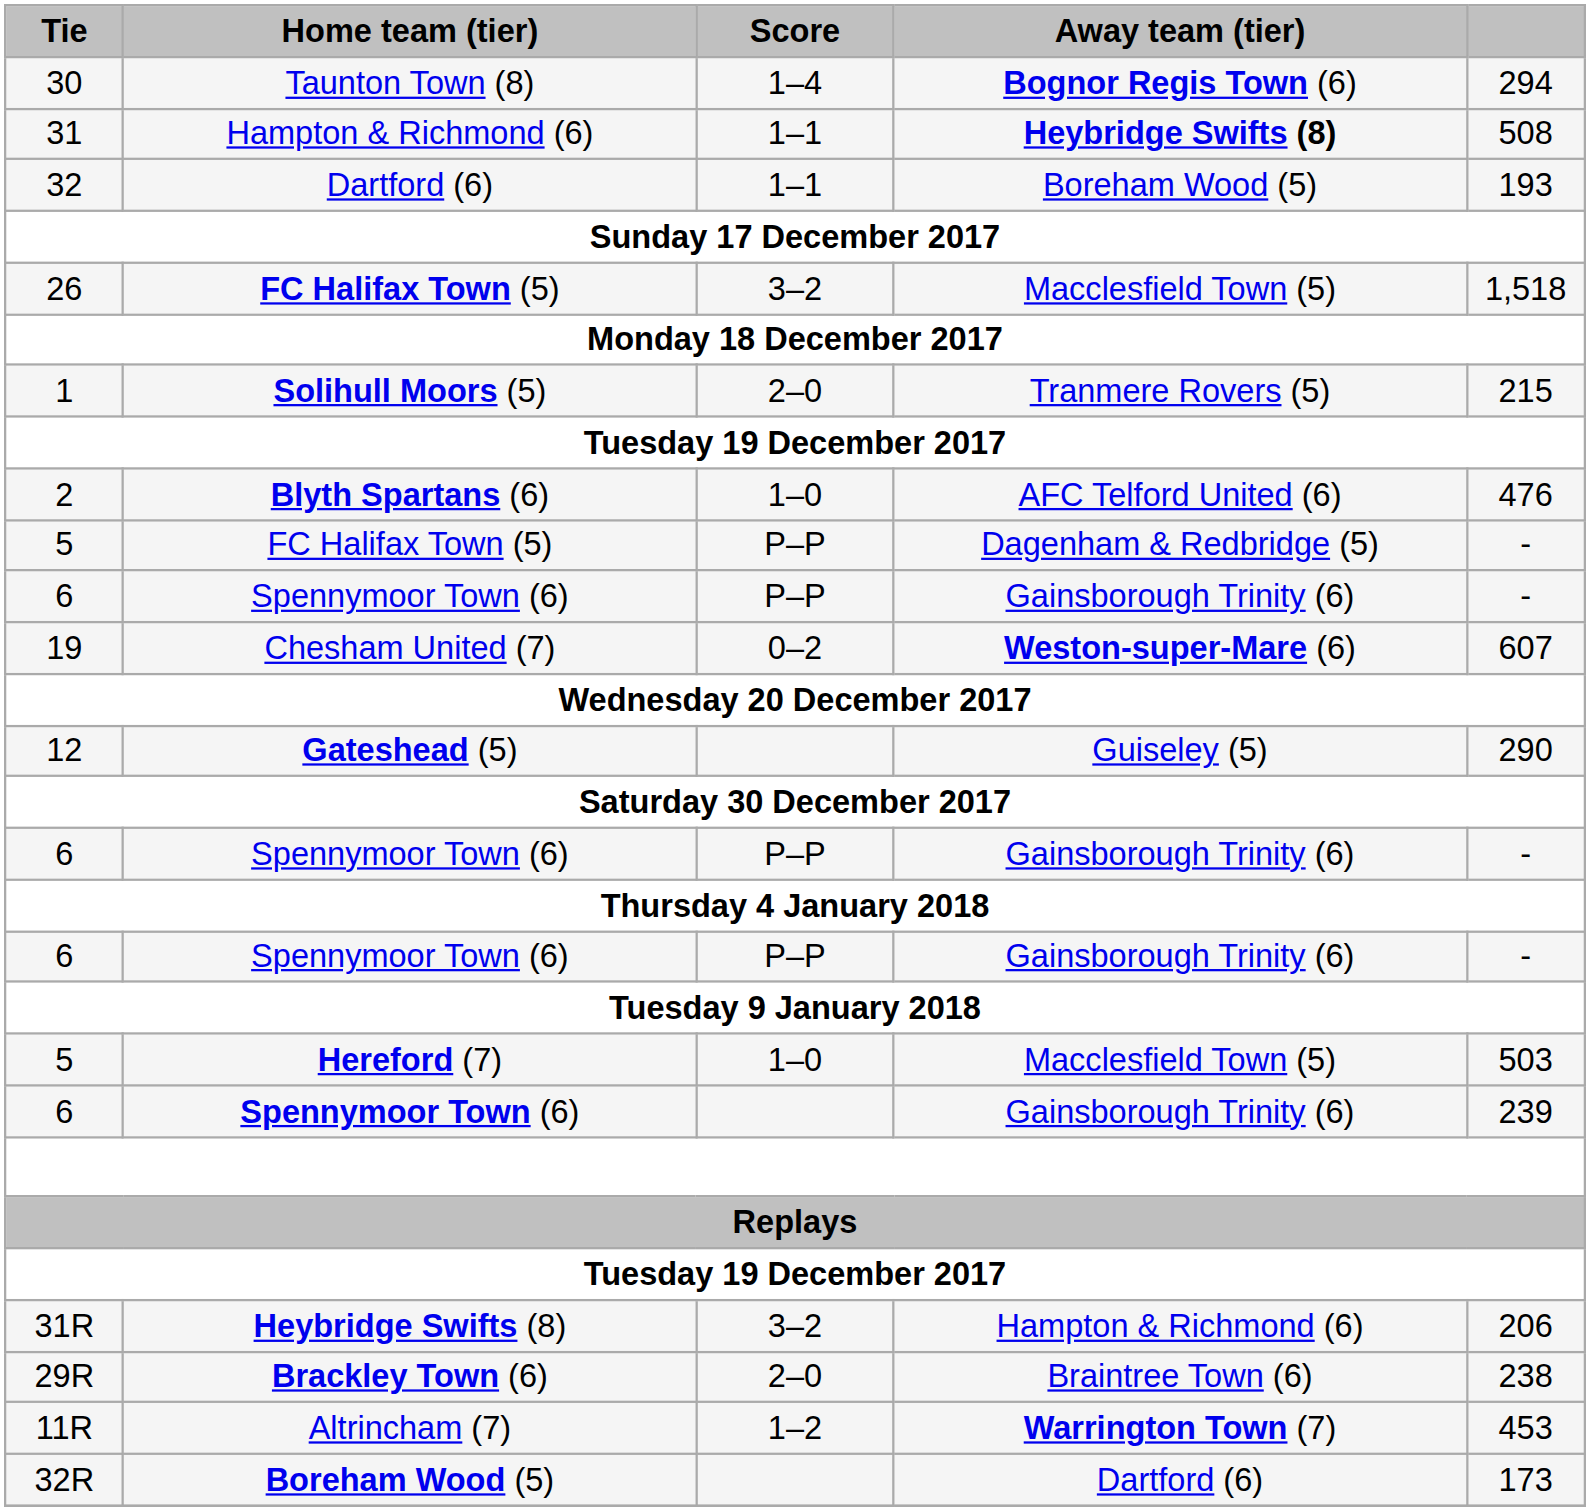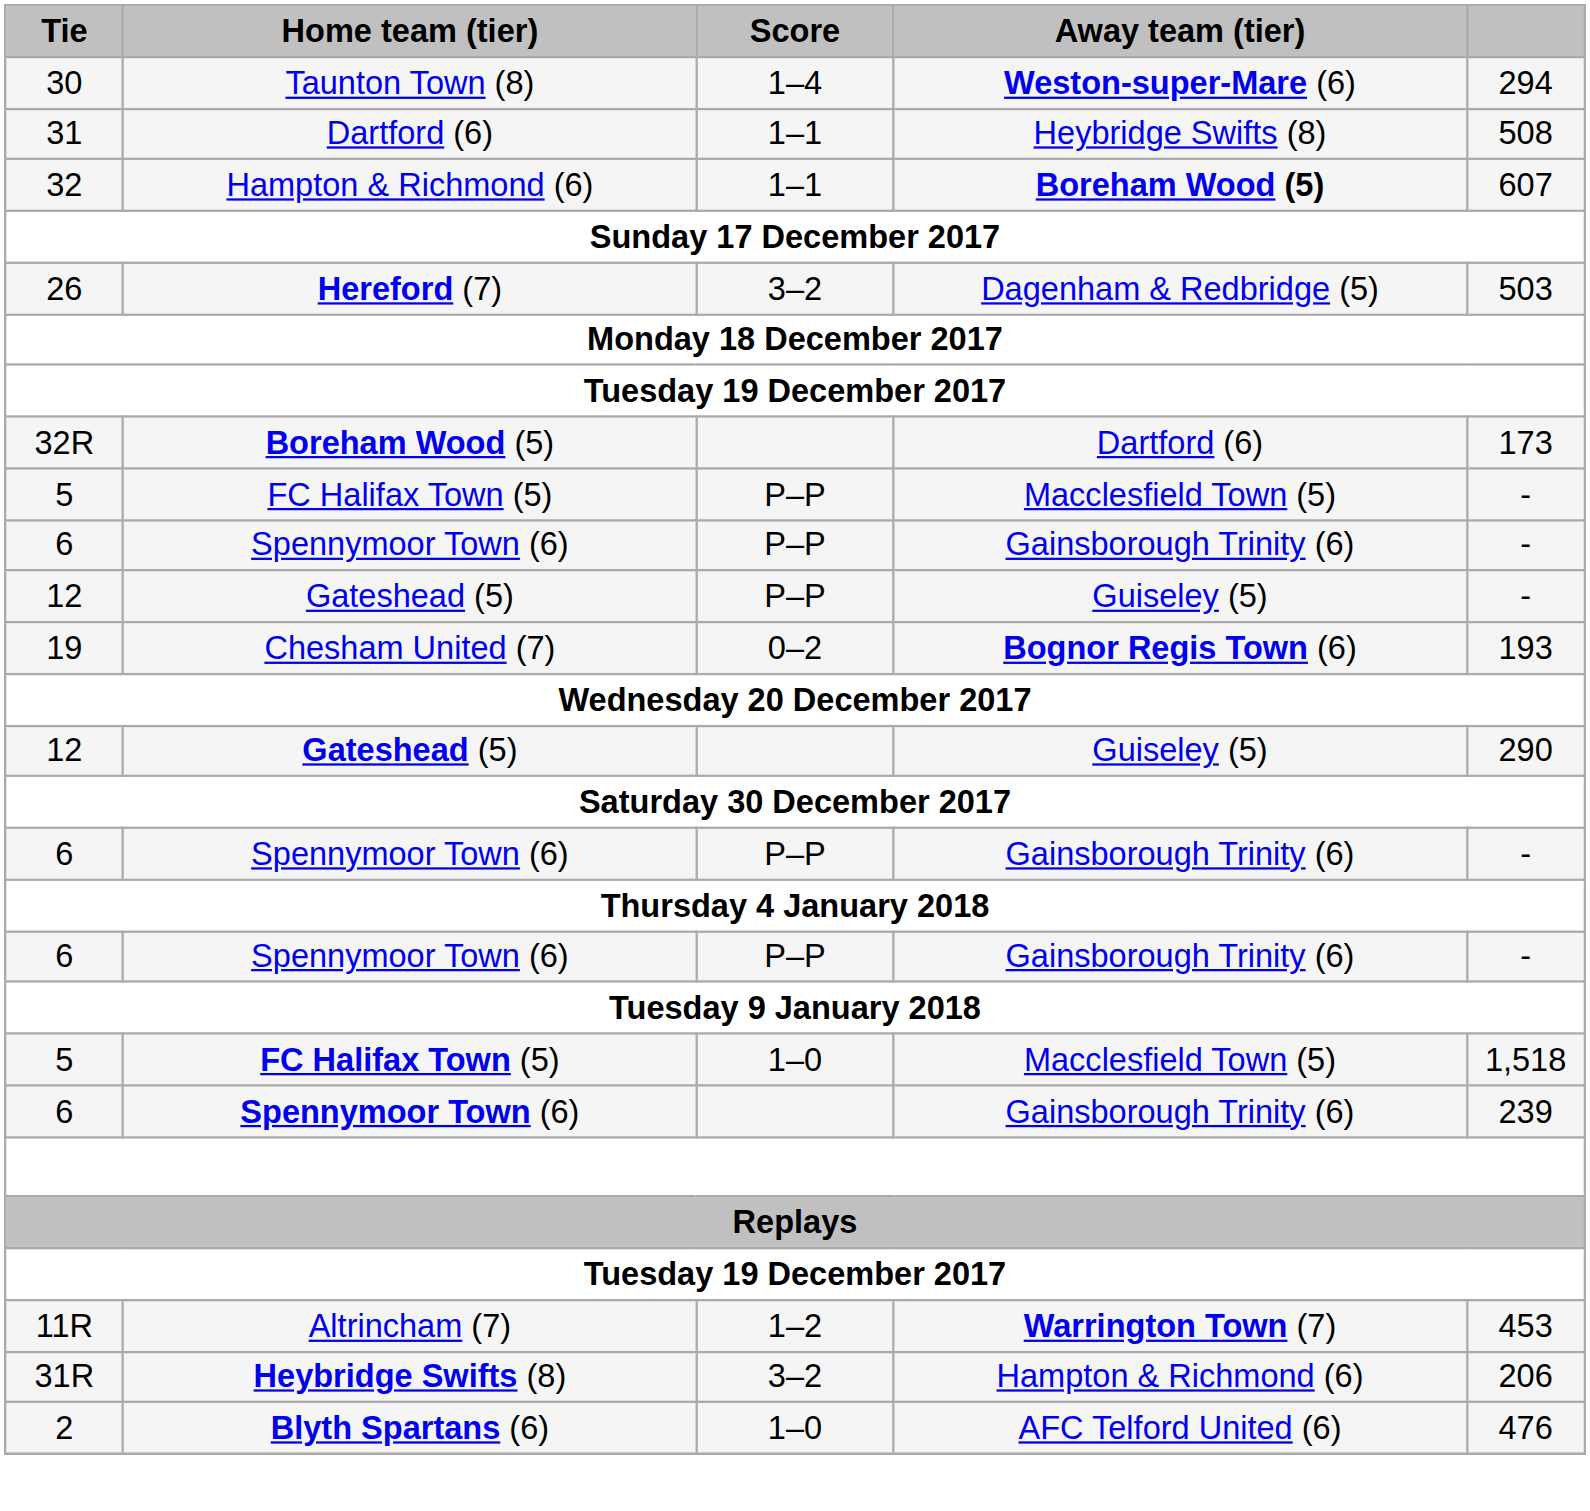(1180, 83) Bognor Regis Town (6) -> (1180, 83) Weston-super-Mare (6)
(410, 134) Hampton & Richmond (6) -> (410, 134) Dartford (6)
(1180, 134) bold -> (1180, 134) normal
(410, 185) Dartford (6) -> (410, 185) Hampton & Richmond (6)
(1180, 185) normal -> (1180, 185) bold
(1526, 185) 193 -> (1526, 185) 607
(410, 288) FC Halifax Town (5) -> (410, 288) Hereford (7)
(1180, 288) Macclesfield Town (5) -> (1180, 288) Dagenham & Redbridge (5)
(1526, 288) 1,518 -> (1526, 288) 503
- row: (64, 391)
rows swapped: (64, 494) <-> (64, 1480)
(1180, 545) Dagenham & Redbridge (5) -> (1180, 494) Macclesfield Town (5)
+ row: (64, 597)
(1180, 648) Weston-super-Mare (6) -> (1180, 648) Bognor Regis Town (6)
(1526, 648) 607 -> (1526, 648) 193
(410, 1060) Hereford (7) -> (410, 1060) FC Halifax Town (5)
(1526, 1060) 503 -> (1526, 1060) 1,518
rows swapped: (64, 1428) <-> (64, 1326)
- row: (64, 1377)
